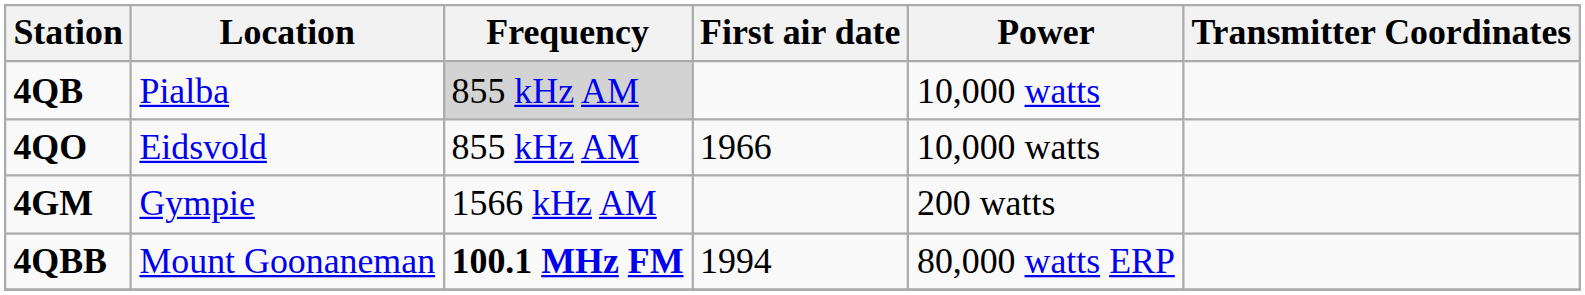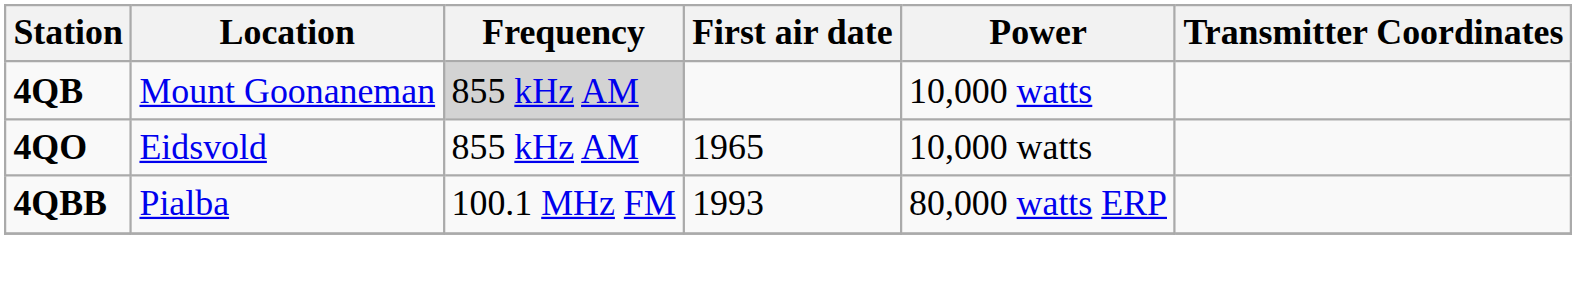(184, 89) Pialba -> (287, 89) Mount Goonaneman
(736, 146) 1966 -> (728, 146) 1965
- row: (53, 203)
(287, 260) Mount Goonaneman -> (184, 203) Pialba
(568, 260) bold -> (564, 203) normal
(736, 260) 1994 -> (728, 203) 1993
